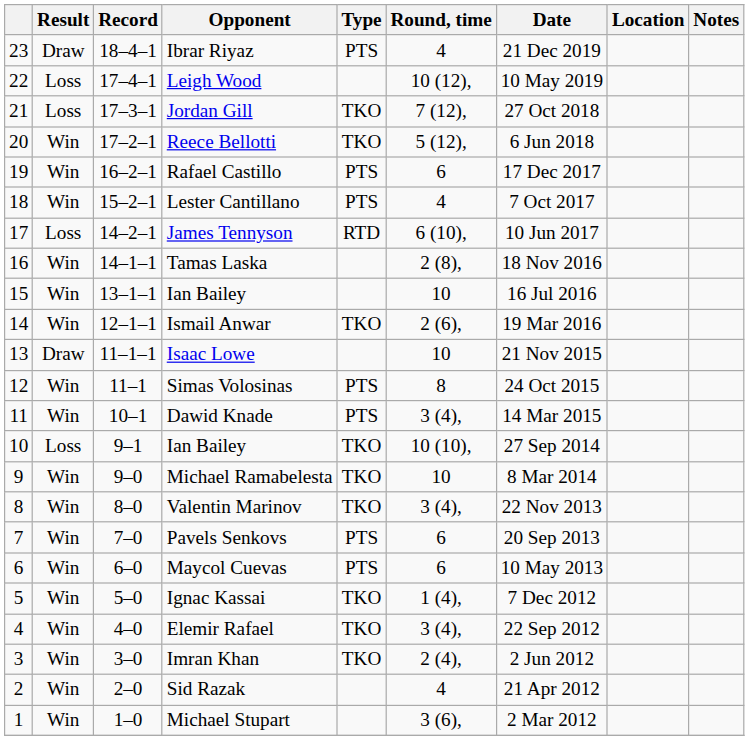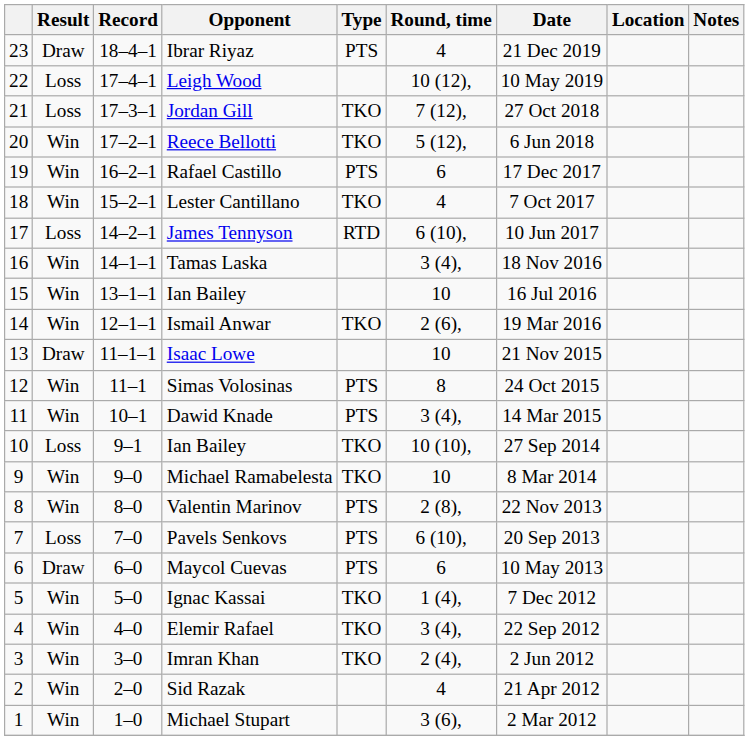(362, 202) PTS -> (362, 202) TKO
(441, 263) 2 (8), -> (441, 263) 3 (4),
(362, 506) TKO -> (362, 506) PTS
(441, 506) 3 (4), -> (441, 506) 2 (8),
(63, 537) Win -> (63, 537) Loss
(441, 537) 6 -> (441, 537) 6 (10),
(63, 567) Win -> (63, 567) Draw
